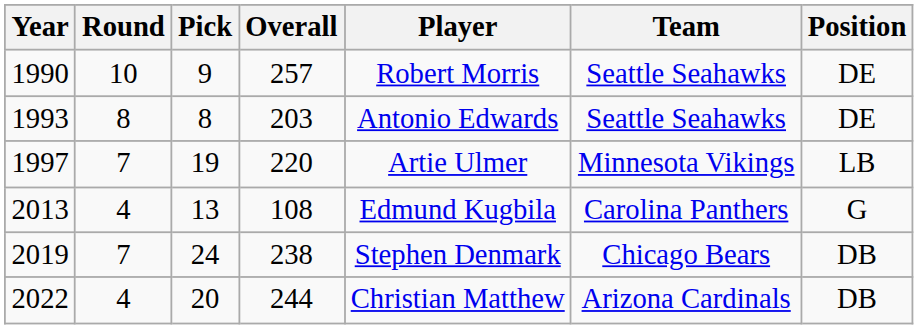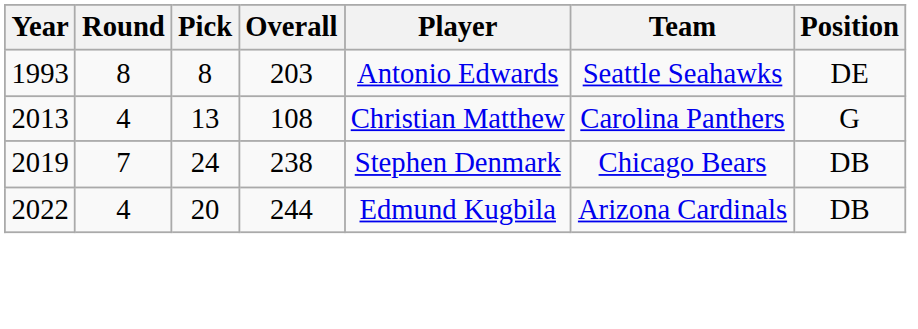- row: (40, 72)
- row: (40, 163)
(458, 208) Edmund Kugbila -> (458, 118) Christian Matthew
(458, 299) Christian Matthew -> (458, 208) Edmund Kugbila
